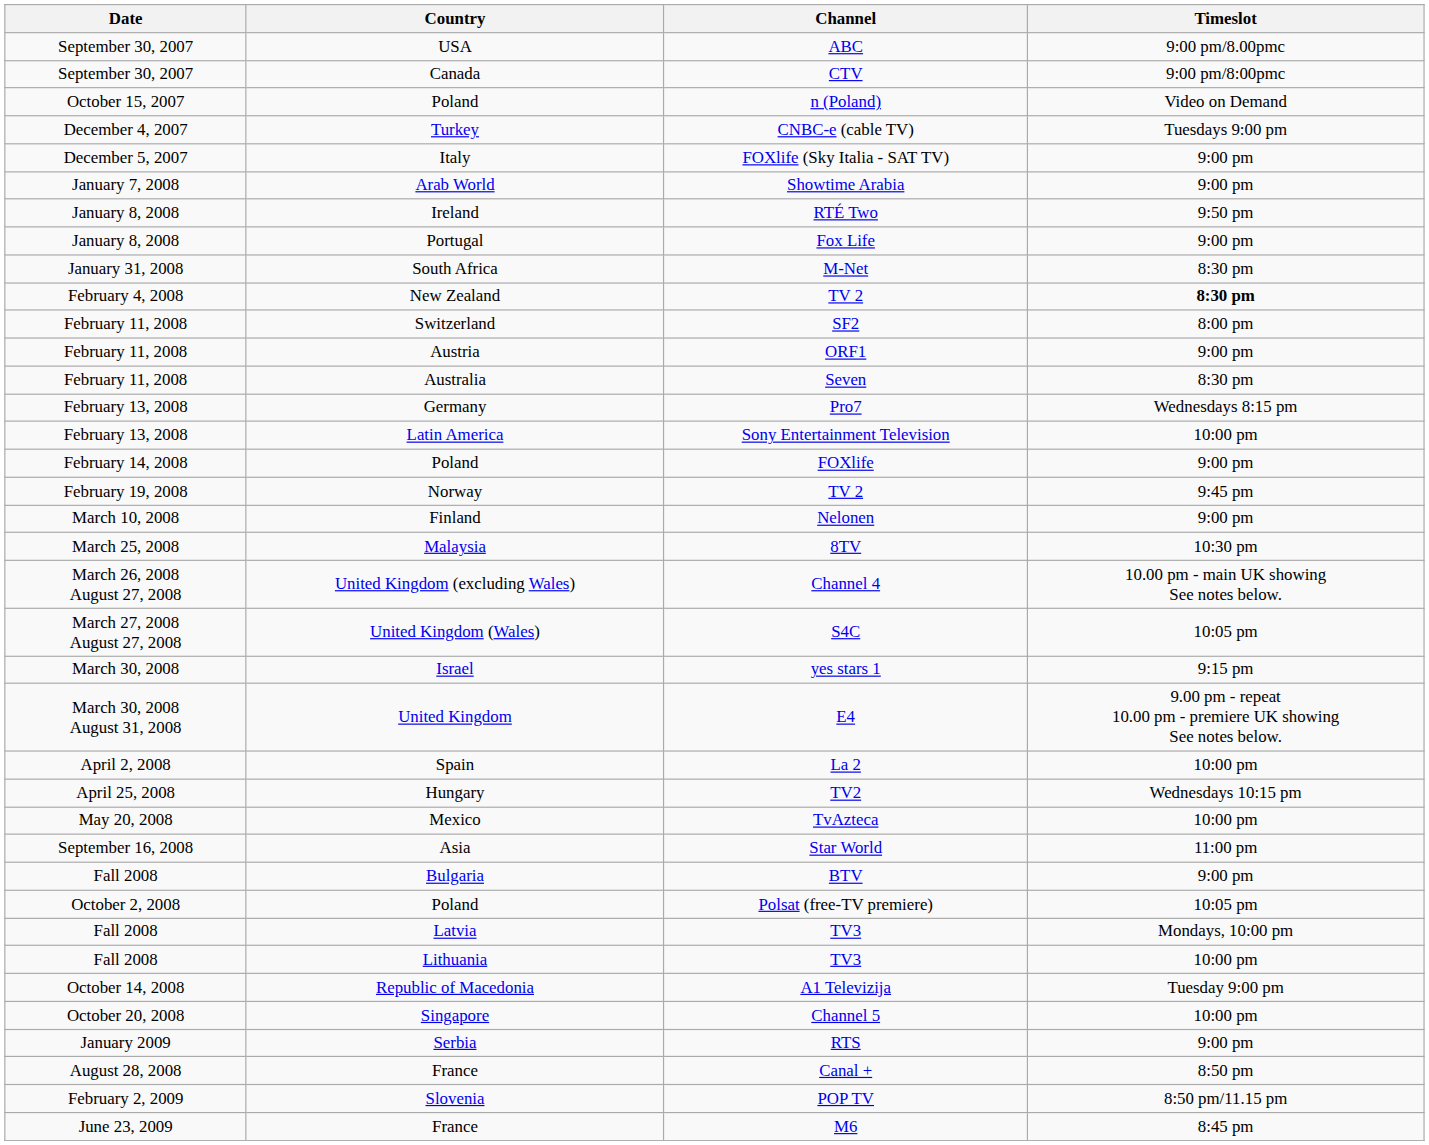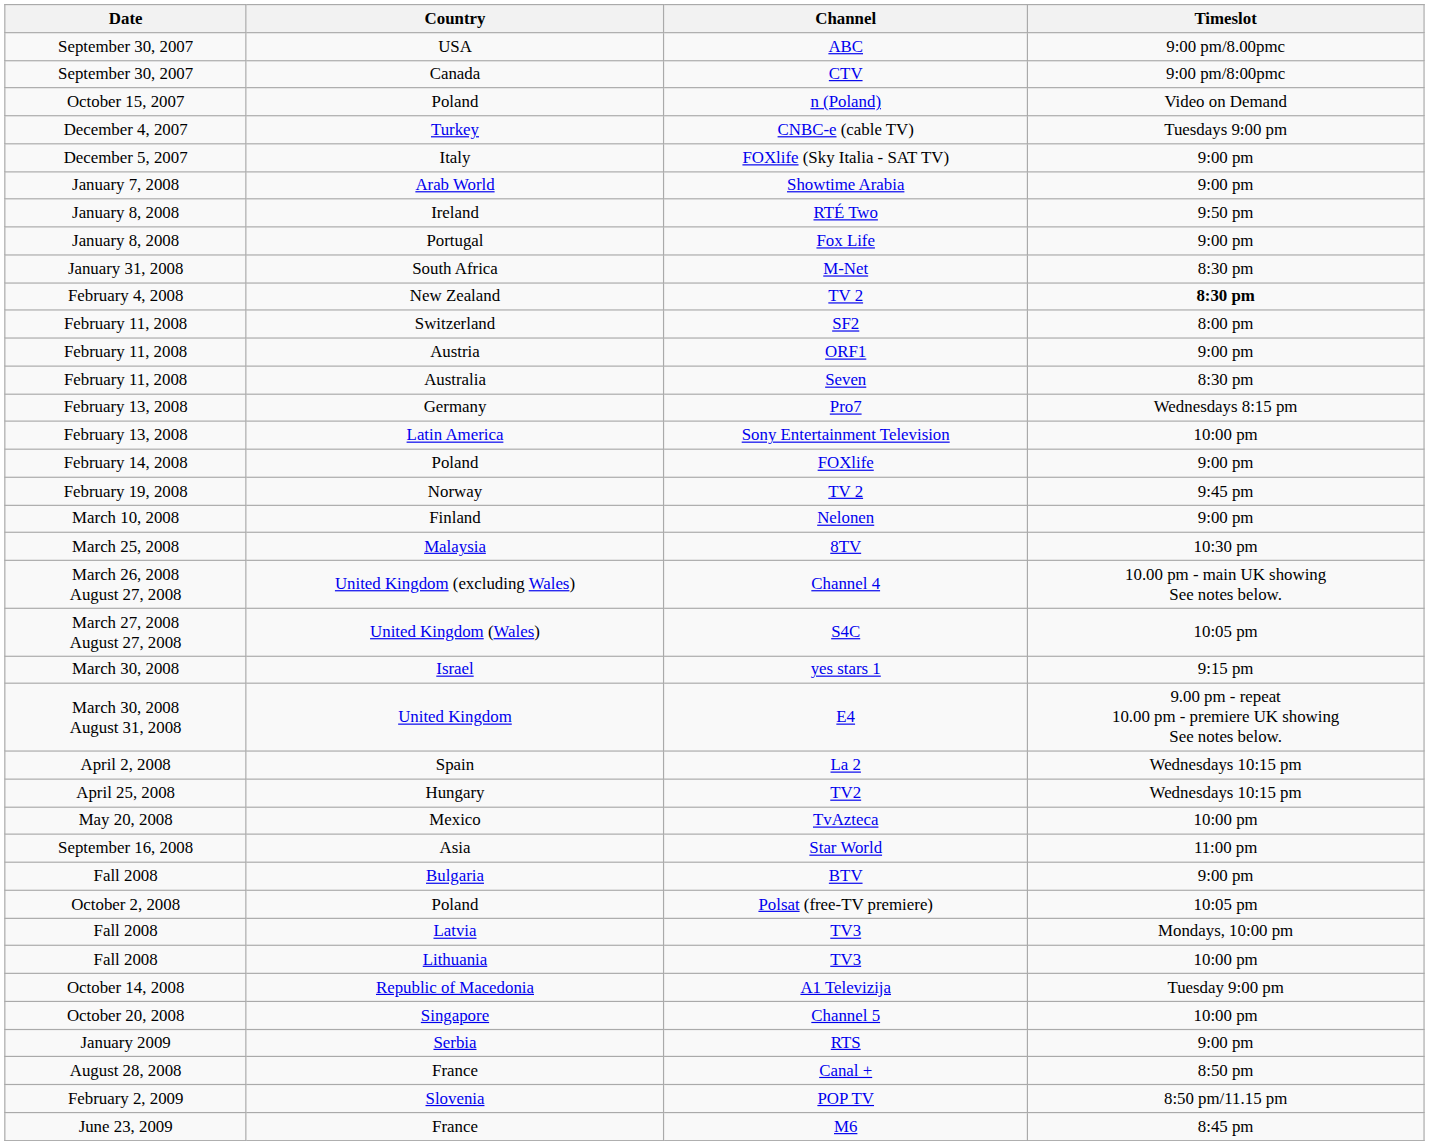(1226, 765) 10:00 pm -> (1226, 765) Wednesdays 10:15 pm
